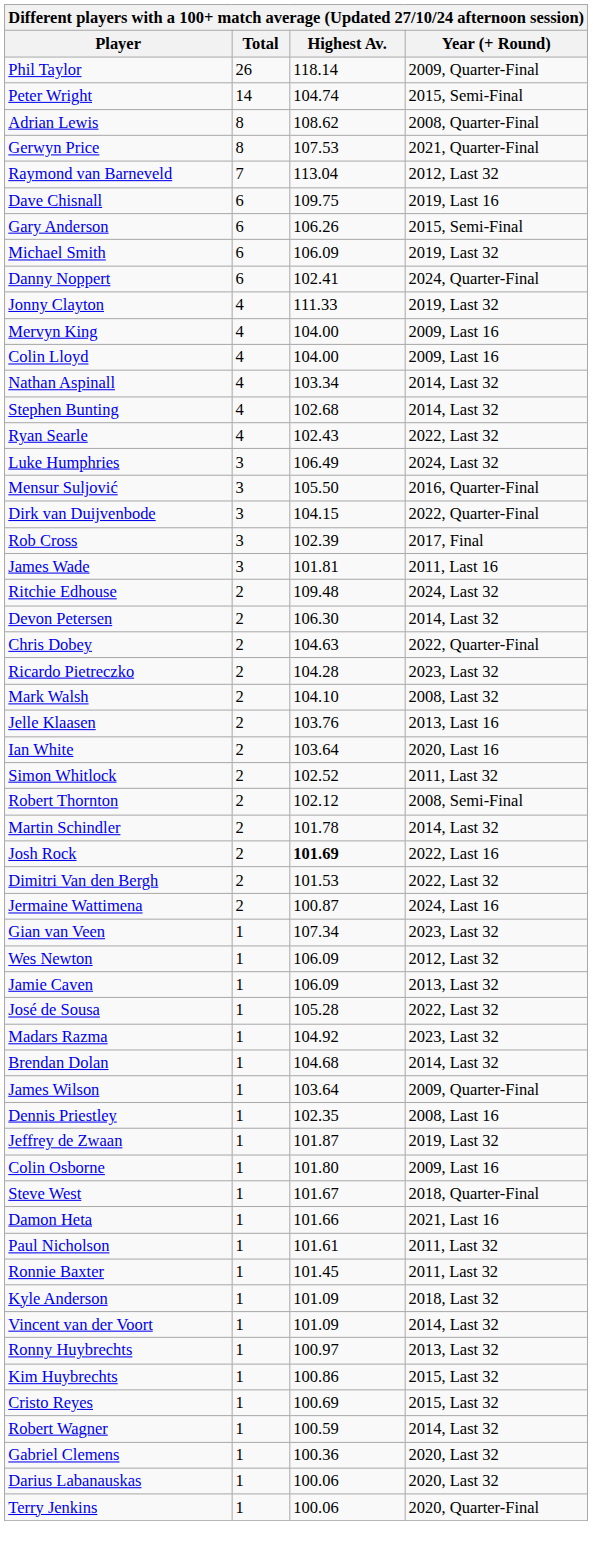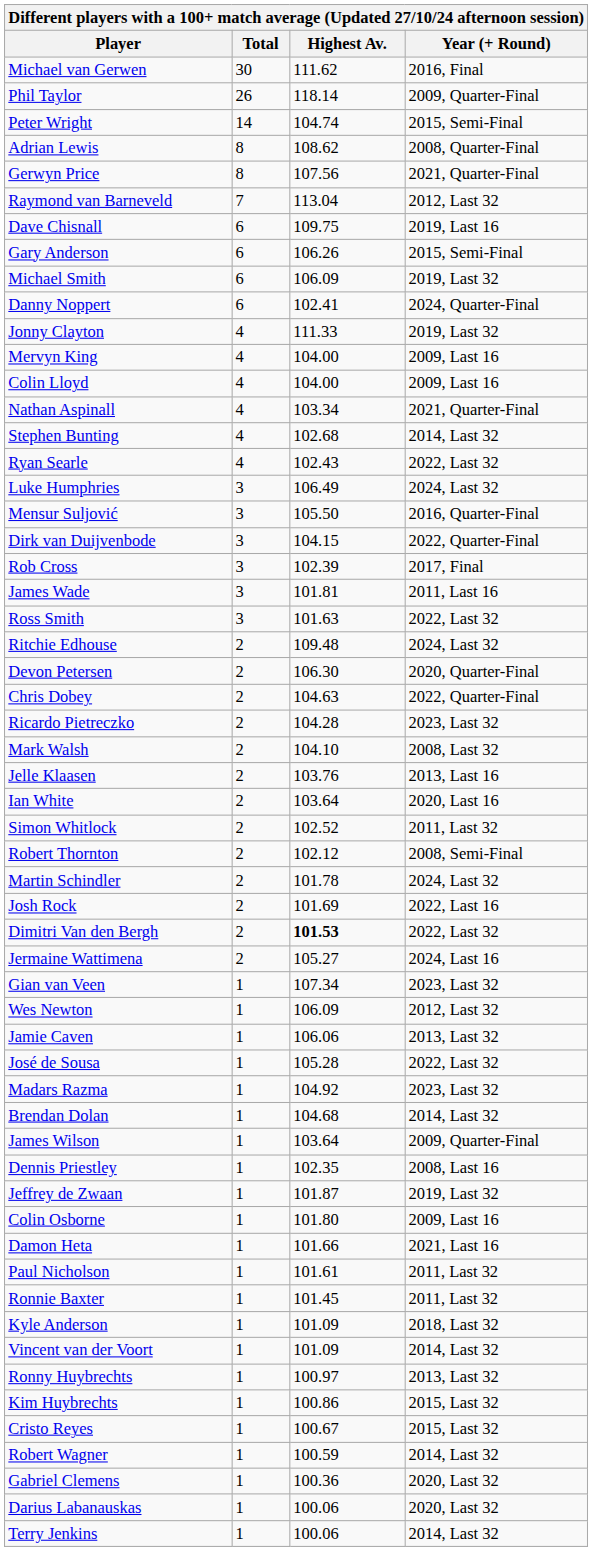+ row: (77, 69)
(316, 148) 107.53 -> (316, 174) 107.56
(454, 383) 2014, Last 32 -> (474, 409) 2021, Quarter-Final
+ row: (46, 618)
(454, 618) 2014, Last 32 -> (474, 670) 2020, Quarter-Final
(454, 827) 2014, Last 32 -> (454, 880) 2024, Last 32
(316, 853) bold -> (316, 906) normal
(316, 880) normal -> (316, 932) bold
(316, 906) 100.87 -> (316, 958) 105.27
(316, 984) 106.09 -> (316, 1036) 106.06
- row: (45, 1193)
(316, 1402) 100.69 -> (316, 1428) 100.67
(474, 1507) 2020, Quarter-Final -> (454, 1533) 2014, Last 32
